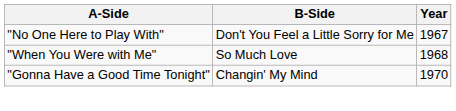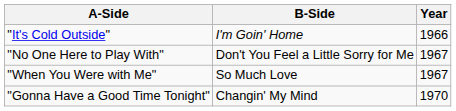+ row: (59, 34)
(434, 55) 1968 -> (434, 75) 1967
